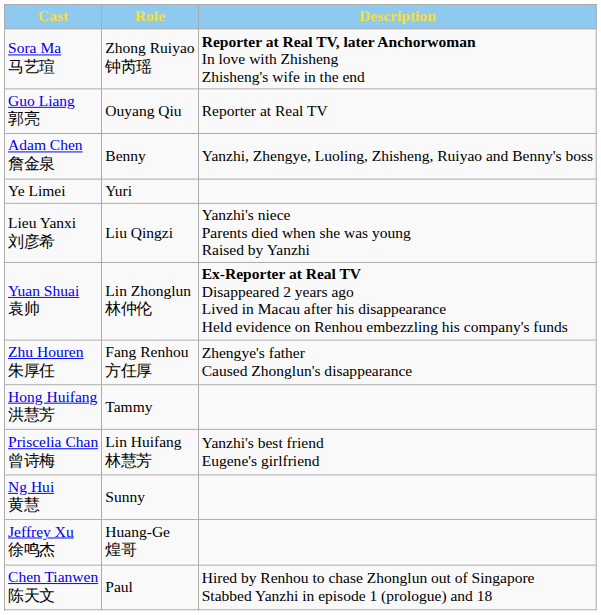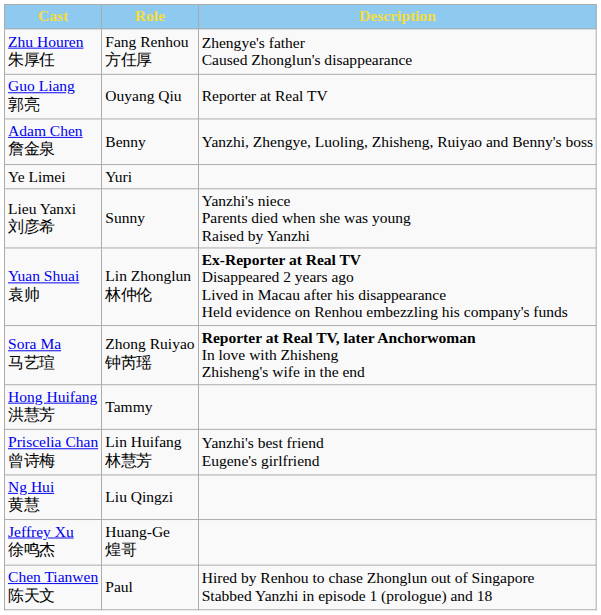rows swapped: (35, 57) <-> (46, 361)
(139, 232) Liu Qingzi -> (125, 218) Sunny
(125, 497) Sunny -> (139, 497) Liu Qingzi
